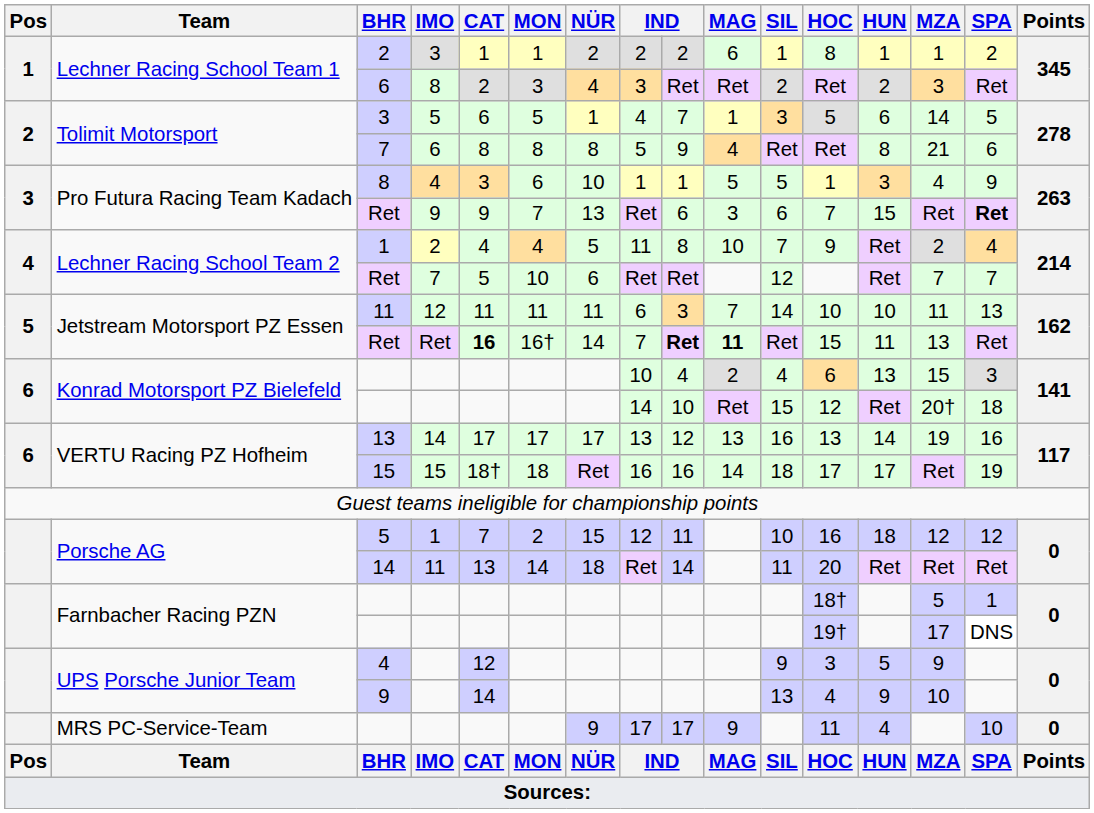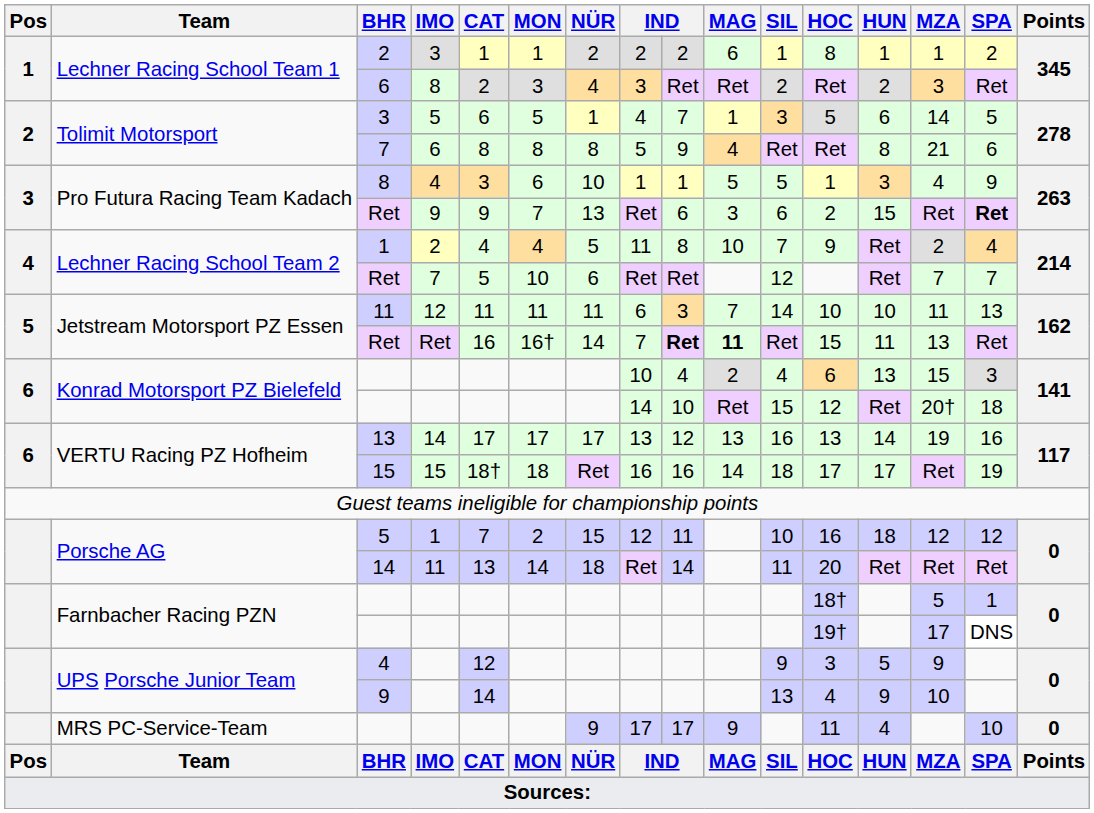(830, 213) 7 -> (830, 213) 2
(484, 342) bold -> (484, 342) normal
